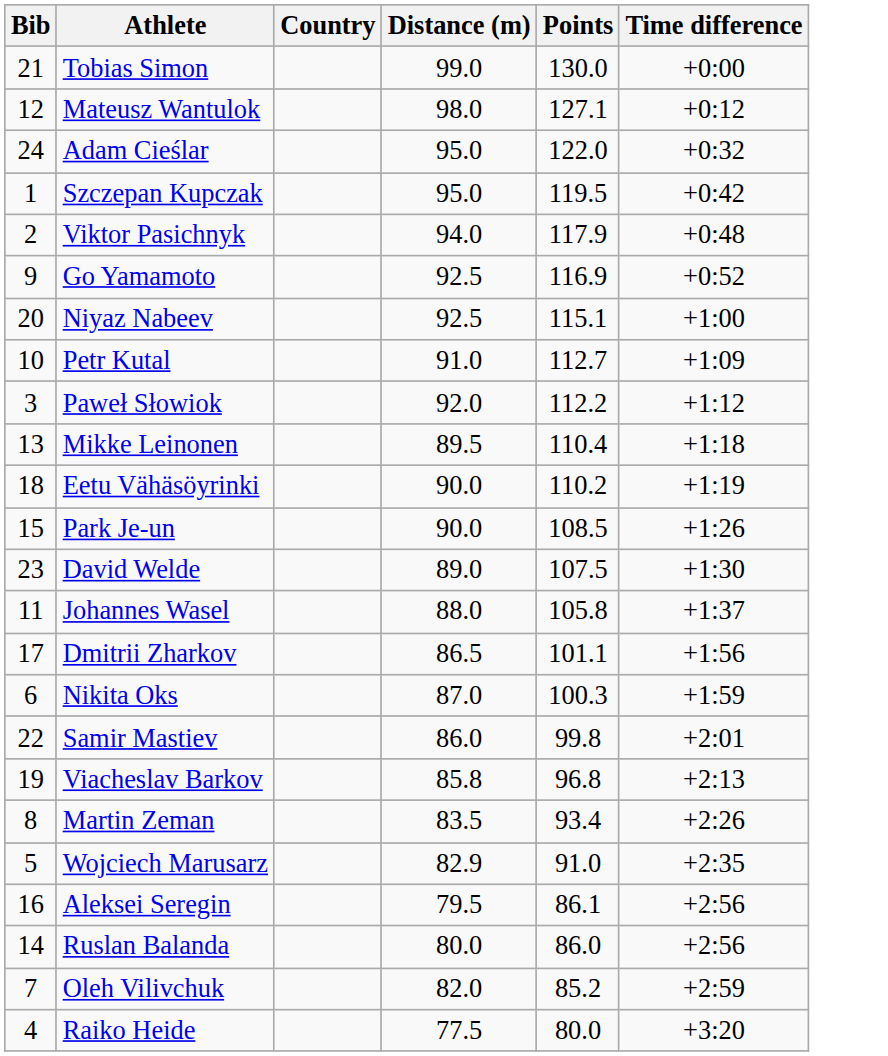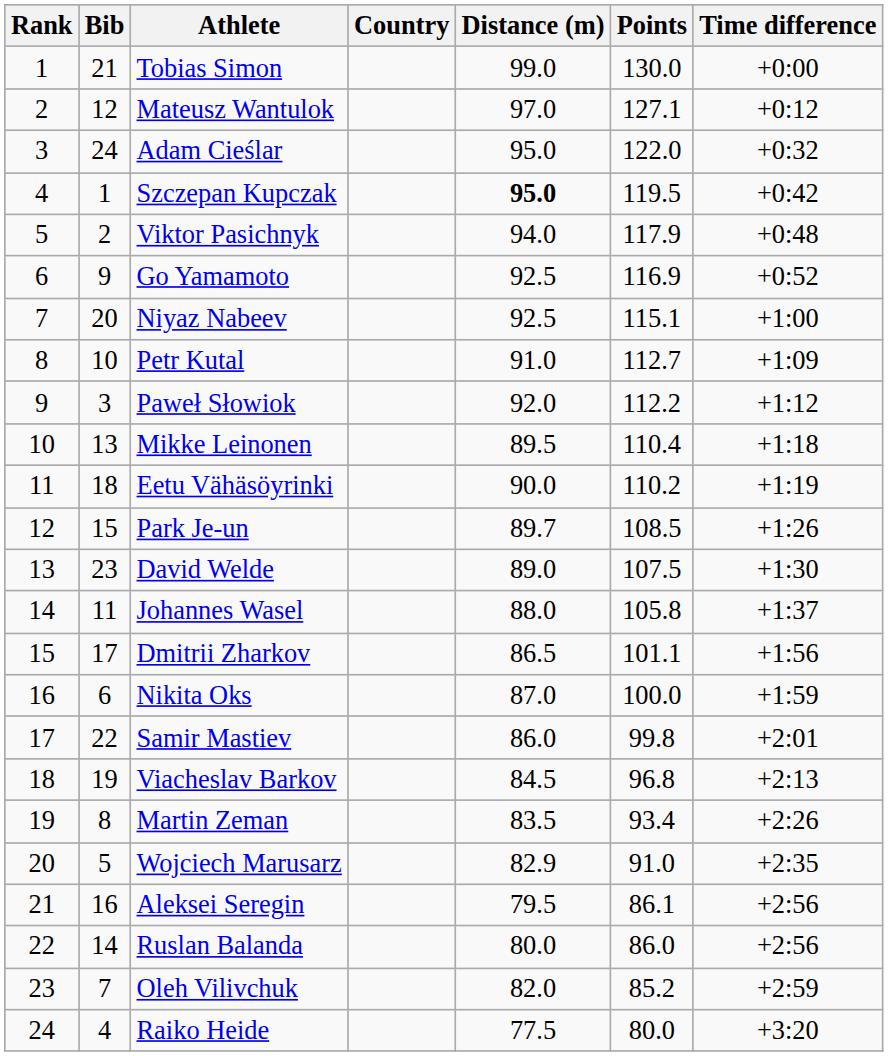+ column: (42, 25)
(459, 109) 98.0 -> (533, 109) 97.0
(459, 192) normal -> (533, 192) bold
(459, 527) 90.0 -> (533, 527) 89.7
(578, 695) 100.3 -> (652, 695) 100.0
(459, 779) 85.8 -> (533, 779) 84.5
